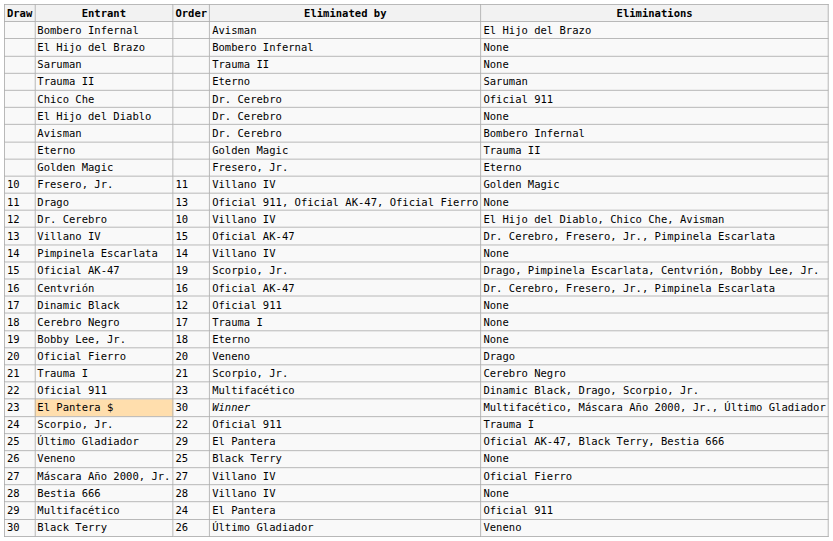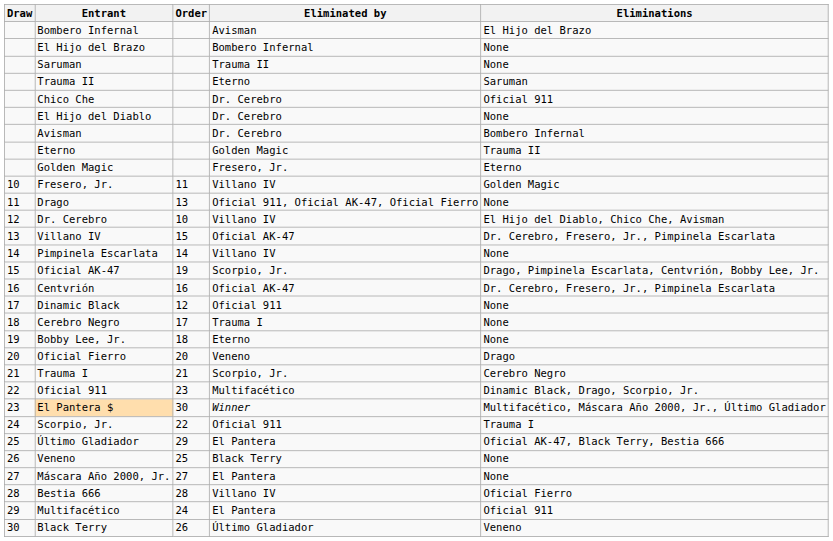(244, 476) Villano IV -> (244, 476) El Pantera
(528, 476) Oficial Fierro -> (496, 476) None
(496, 494) None -> (528, 494) Oficial Fierro
